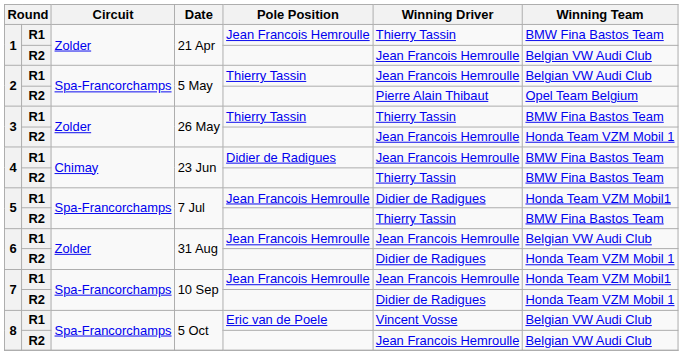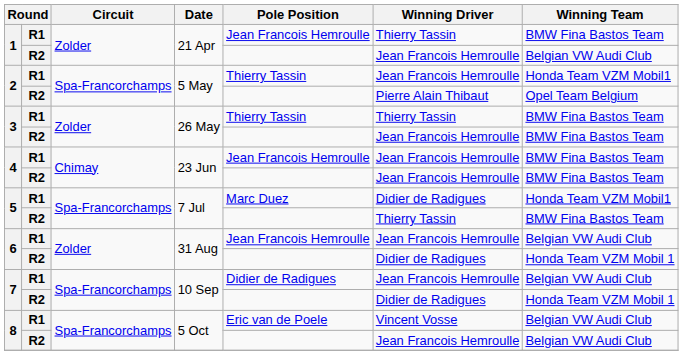(589, 75) Belgian VW Audi Club -> (598, 75) Honda Team VZM Mobil1
(600, 136) Honda Team VZM Mobil 1 -> (595, 136) BMW Fina Bastos Team
(281, 157) Didier de Radigues -> (298, 157) Jean Francois Hemroulle
(416, 177) Thierry Tassin -> (448, 177) Jean Francois Hemroulle
(298, 198) Jean Francois Hemroulle -> (257, 198) Marc Duez
(298, 279) Jean Francois Hemroulle -> (281, 279) Didier de Radigues
(598, 279) Honda Team VZM Mobil1 -> (589, 279) Belgian VW Audi Club
